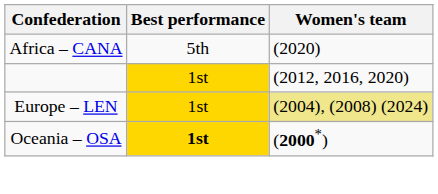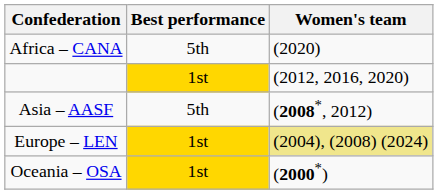+ row: (66, 109)
(198, 138) bold -> (198, 172) normal
